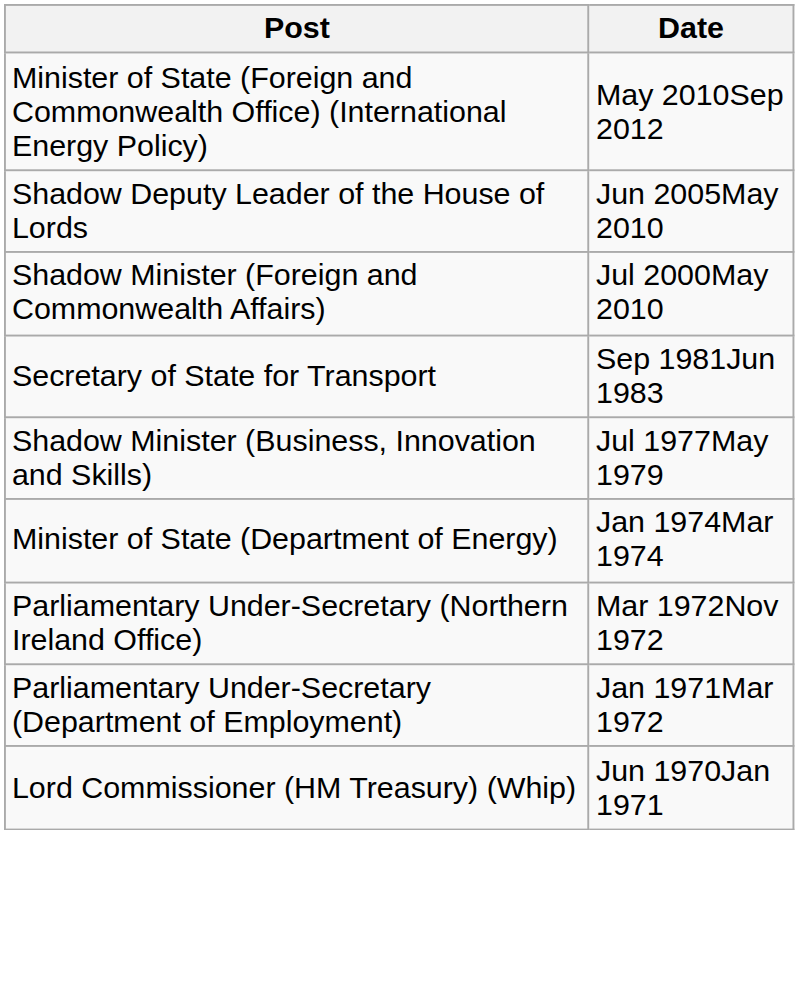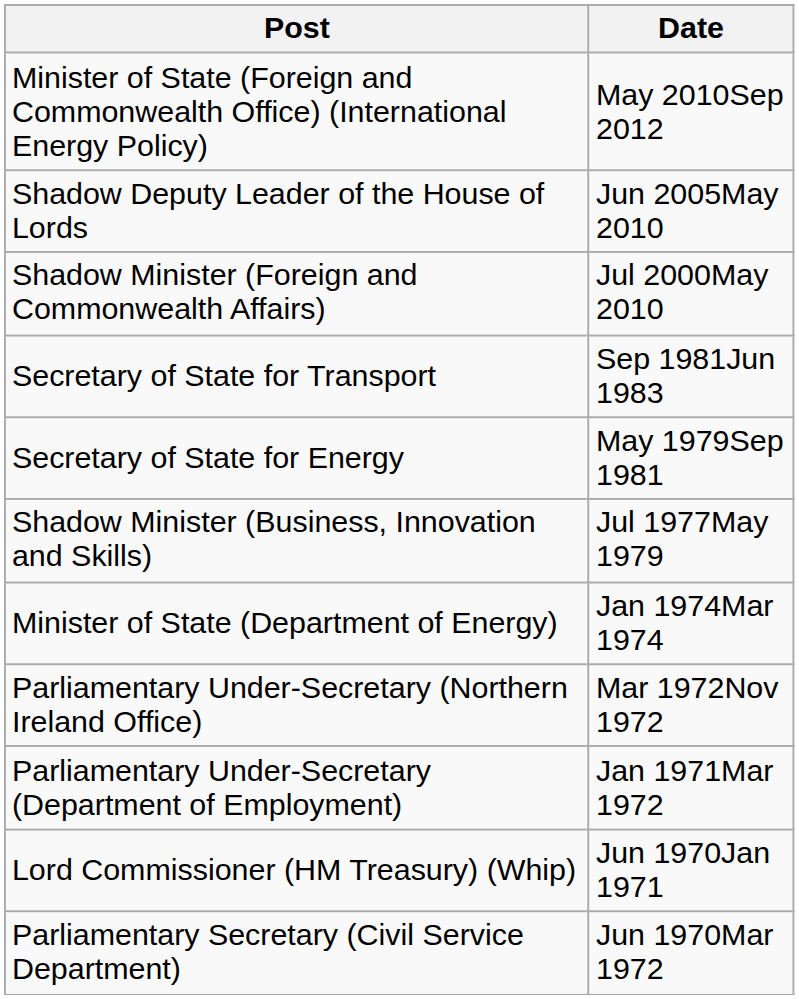+ row: (208, 457)
+ row: (268, 952)
